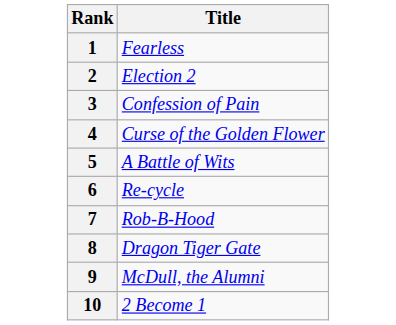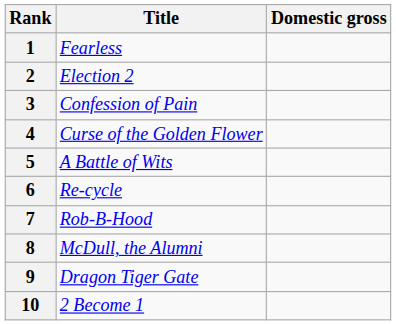+ column: (329, 18)
(191, 248) Dragon Tiger Gate -> (131, 248) McDull, the Alumni
(193, 276) McDull, the Alumni -> (129, 276) Dragon Tiger Gate
